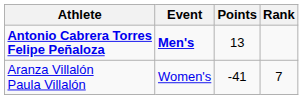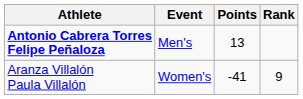(176, 43) bold -> (175, 43) normal
(279, 78) 7 -> (279, 78) 9
